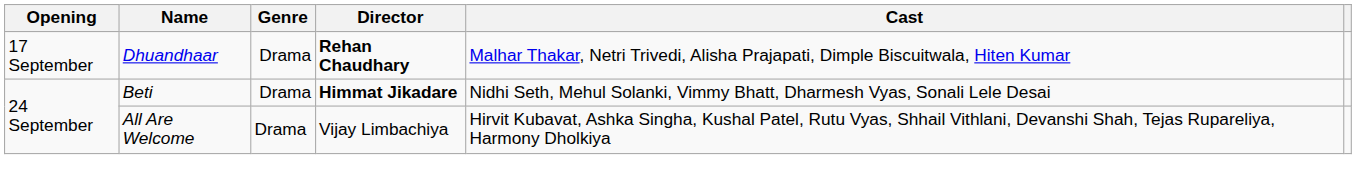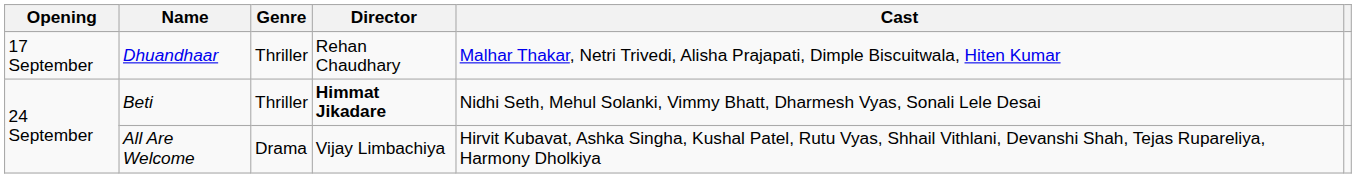(283, 55) Drama -> (282, 55) Thriller
(364, 55) bold -> (358, 55) normal
(283, 92) Drama -> (282, 102) Thriller
